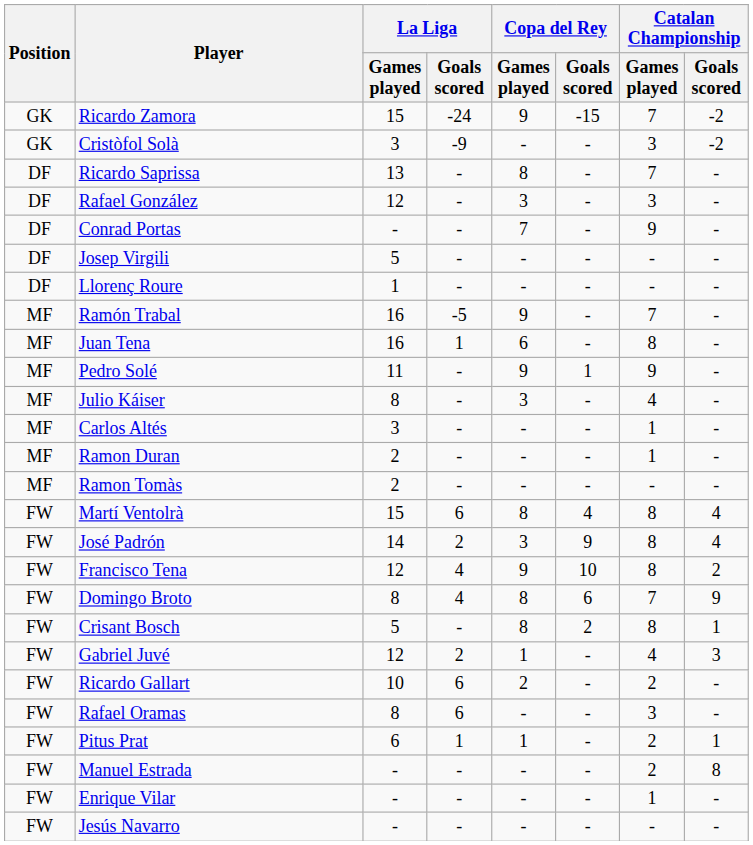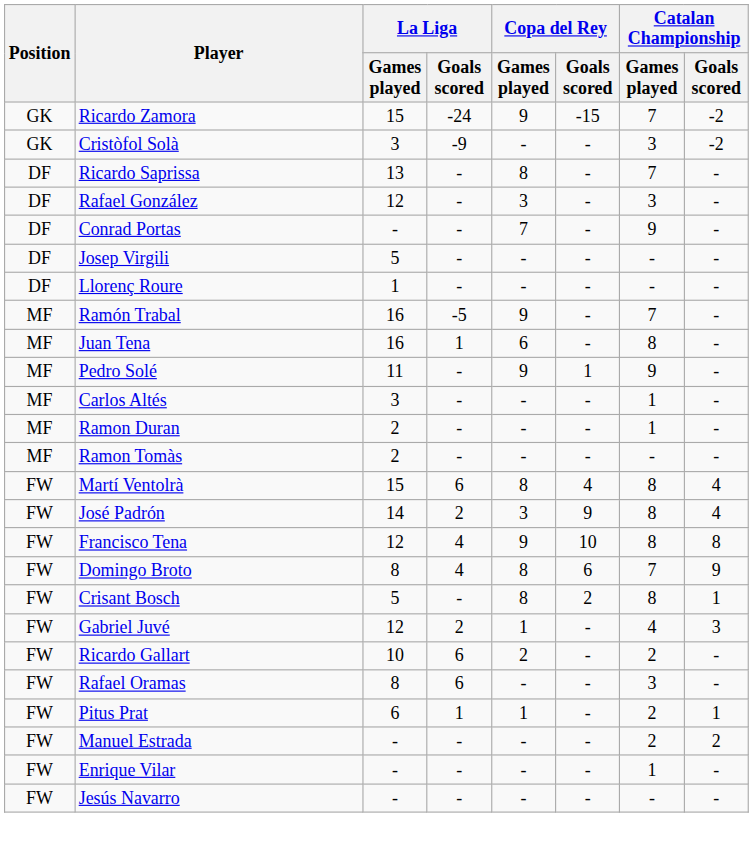- row: (122, 400)
(716, 570) 2 -> (716, 542) 8
(716, 769) 8 -> (716, 741) 2
